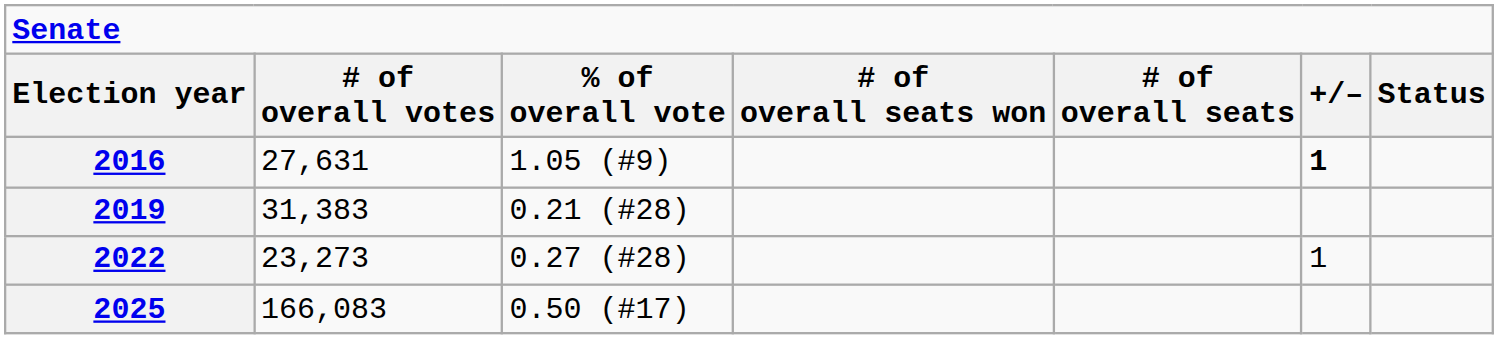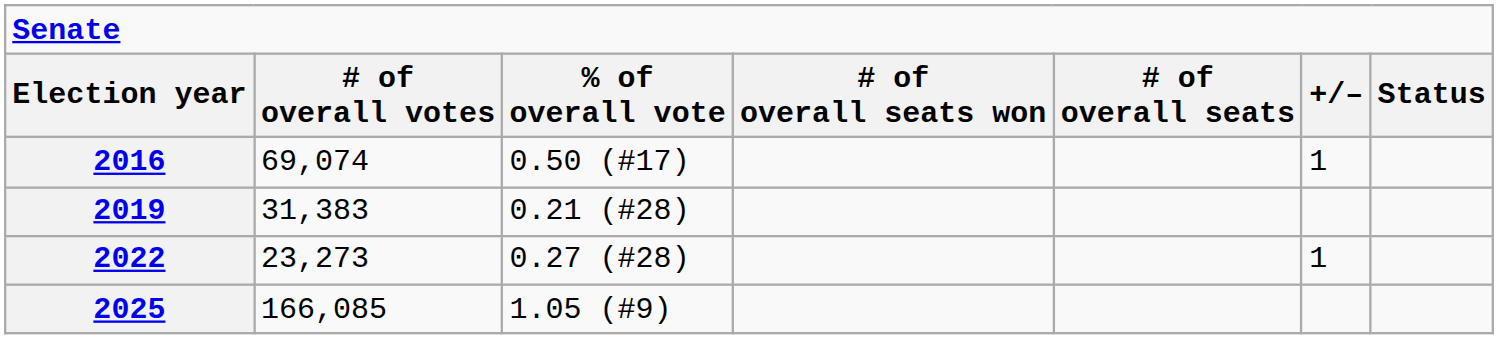(315, 162) 27,631 -> (315, 162) 69,074
(591, 162) 1.05 (#9) -> (600, 162) 0.50 (#17)
(1318, 162) bold -> (1318, 162) normal
(324, 309) 166,083 -> (324, 309) 166,085
(600, 309) 0.50 (#17) -> (591, 309) 1.05 (#9)
